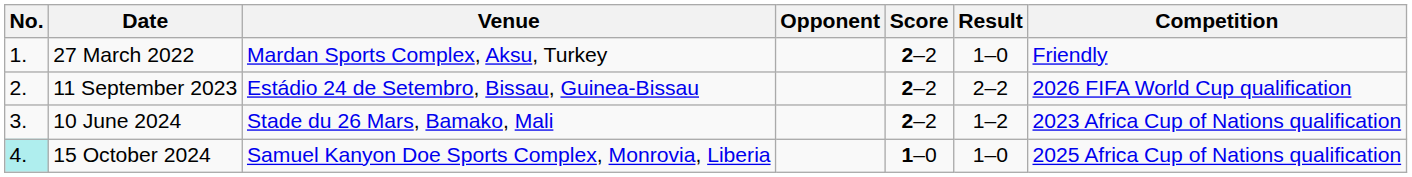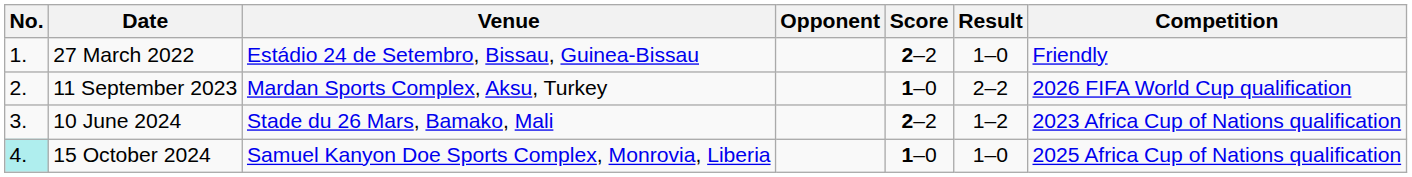(427, 54) Mardan Sports Complex, Aksu, Turkey -> (473, 54) Estádio 24 de Setembro, Bissau, Guinea-Bissau
(473, 88) Estádio 24 de Setembro, Bissau, Guinea-Bissau -> (427, 88) Mardan Sports Complex, Aksu, Turkey
(919, 88) 2–2 -> (919, 88) 1–0
